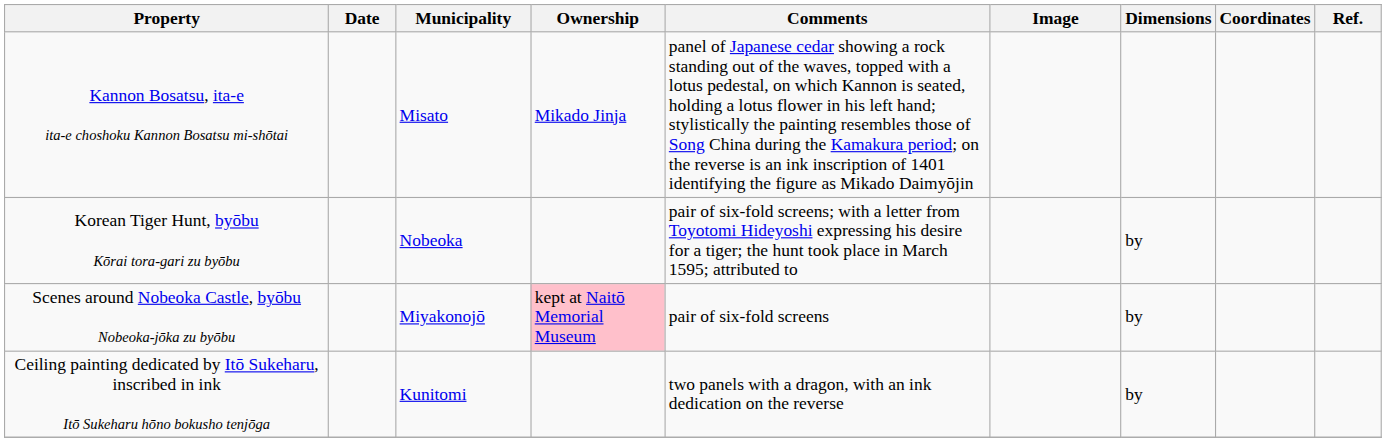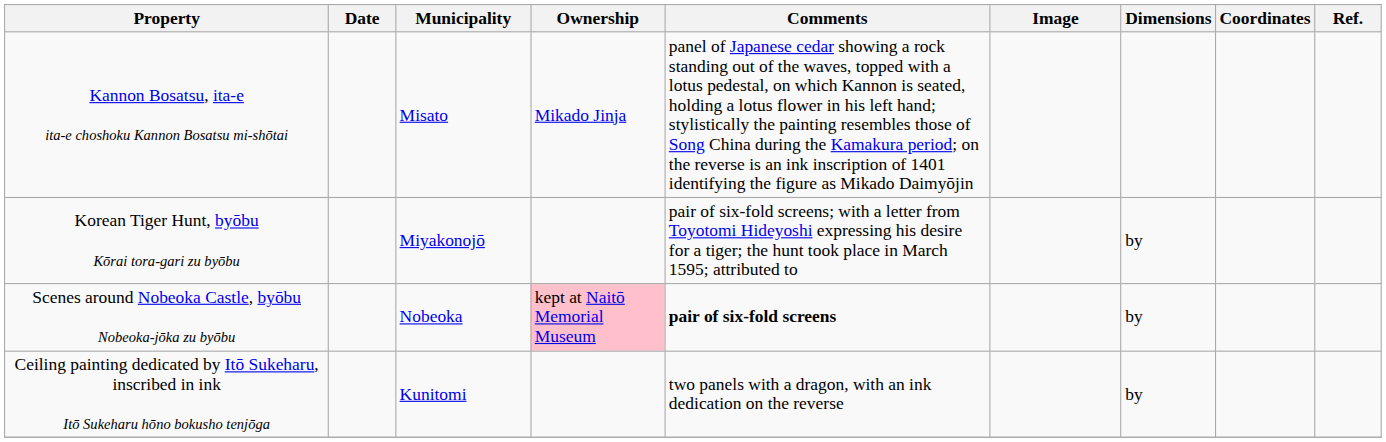(431, 240) Nobeoka -> (442, 240) Miyakonojō
(442, 317) Miyakonojō -> (431, 317) Nobeoka
(749, 317) normal -> (753, 317) bold
